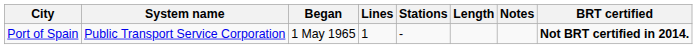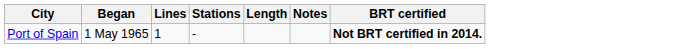- column: (185, 14)
